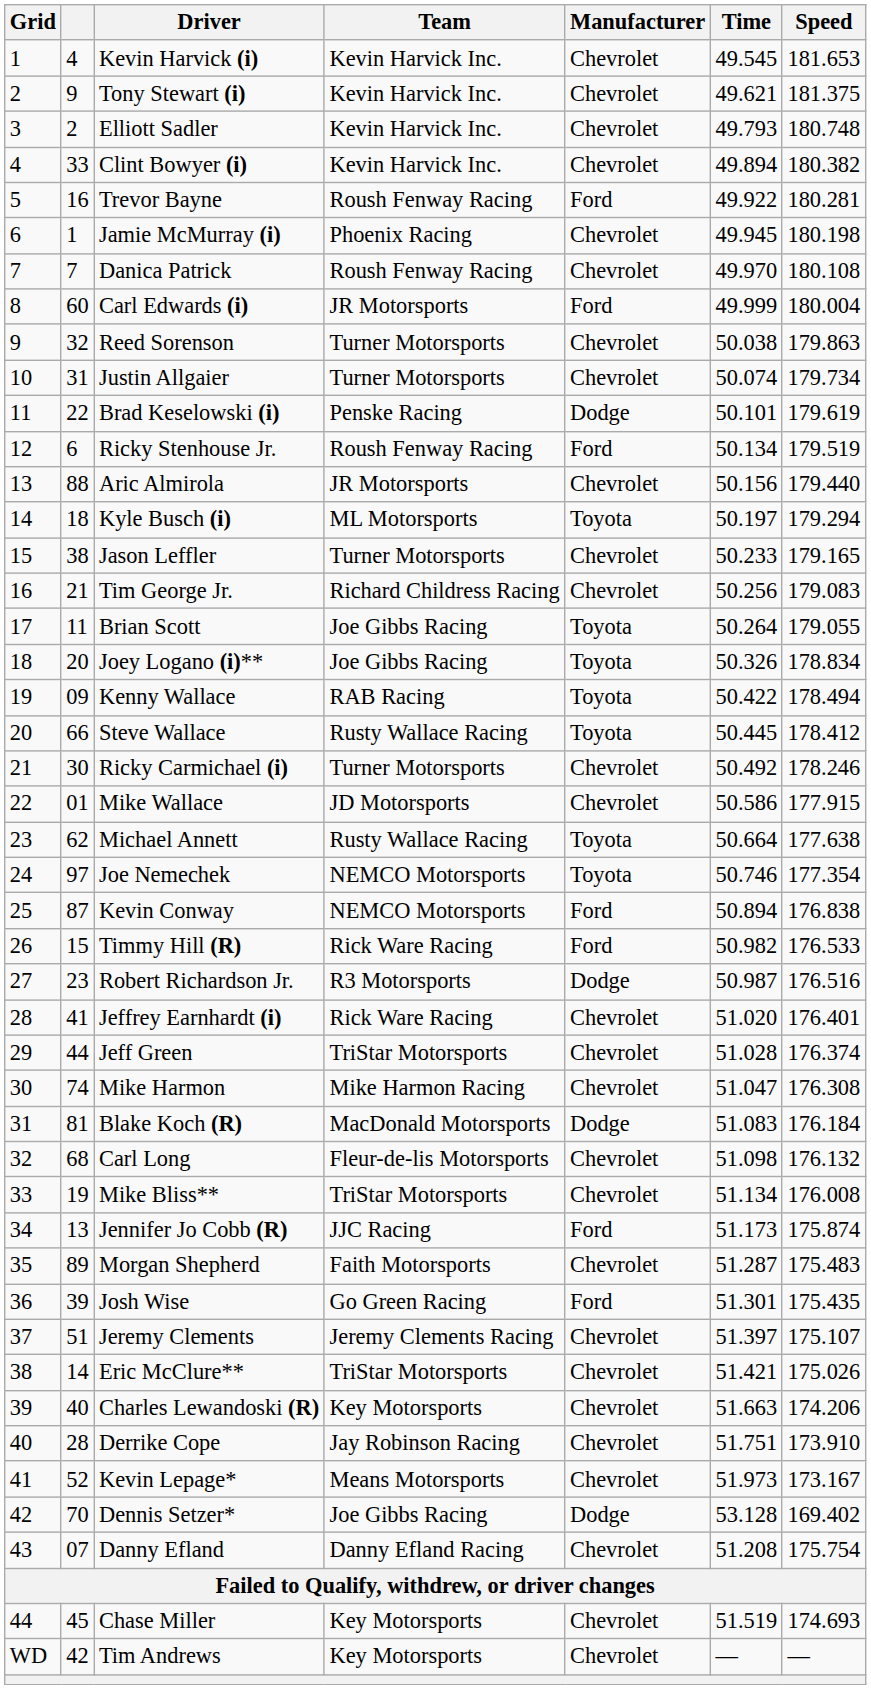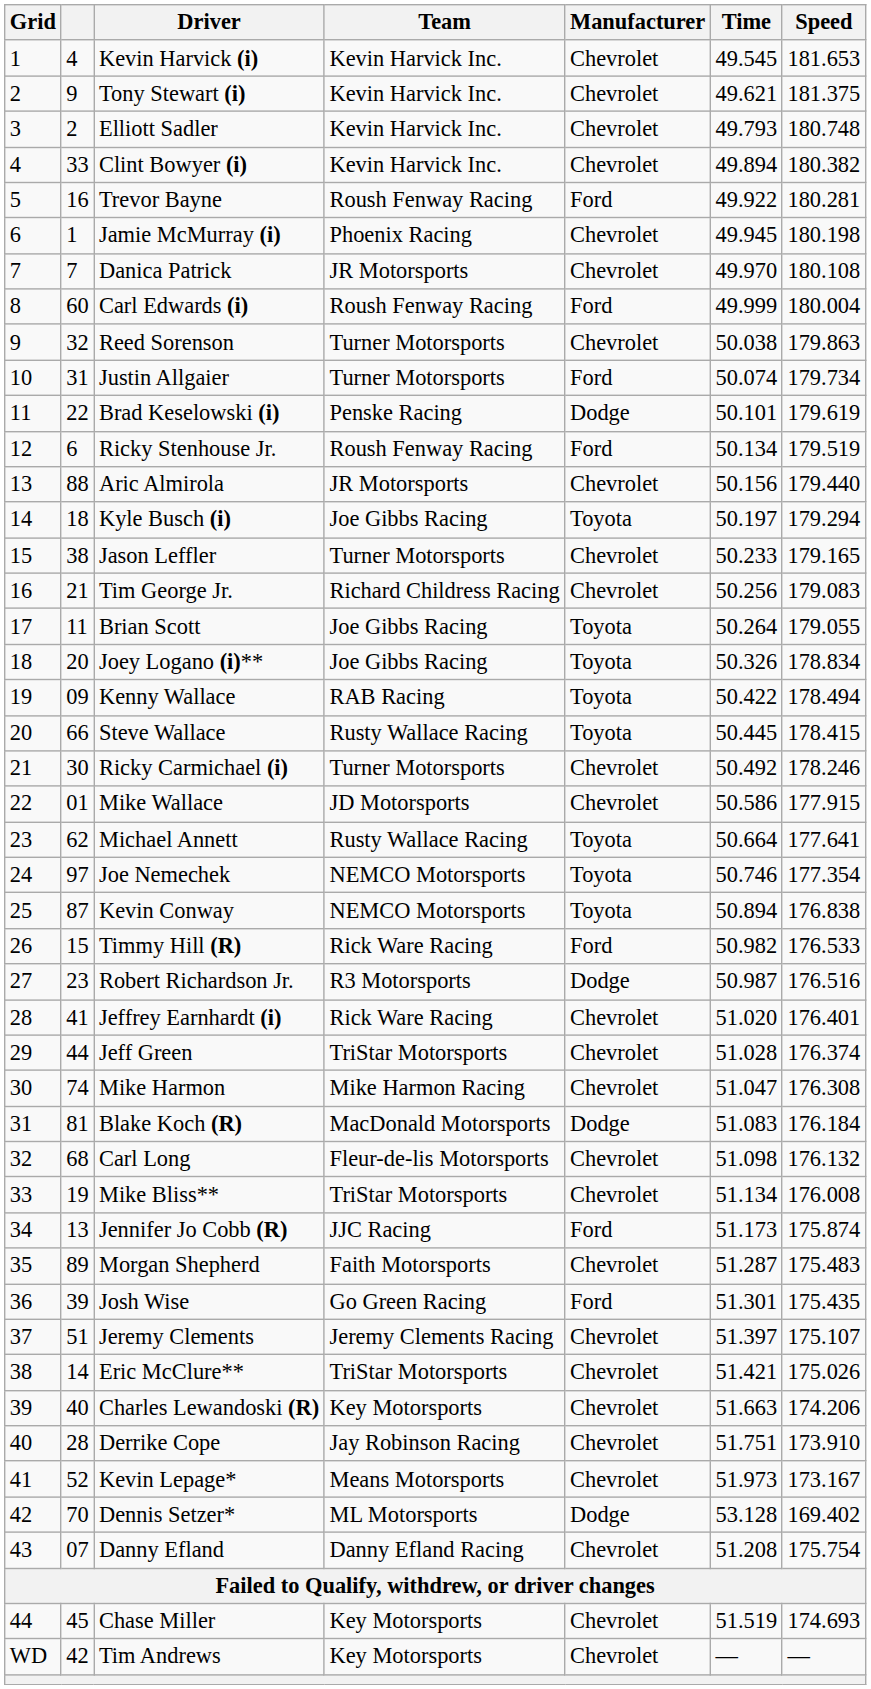(431, 270) Roush Fenway Racing -> (399, 270) JR Motorsports
(399, 306) JR Motorsports -> (431, 306) Roush Fenway Racing
(614, 377) Chevrolet -> (591, 377) Ford
(403, 519) ML Motorsports -> (409, 519) Joe Gibbs Racing
(824, 732) 178.412 -> (824, 732) 178.415
(824, 839) 177.638 -> (824, 839) 177.641
(591, 910) Ford -> (601, 910) Toyota
(409, 1514) Joe Gibbs Racing -> (403, 1514) ML Motorsports
